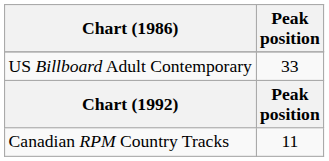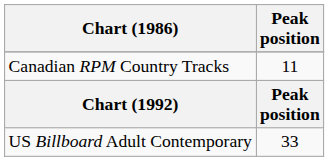rows swapped: (119, 141) <-> (130, 66)
